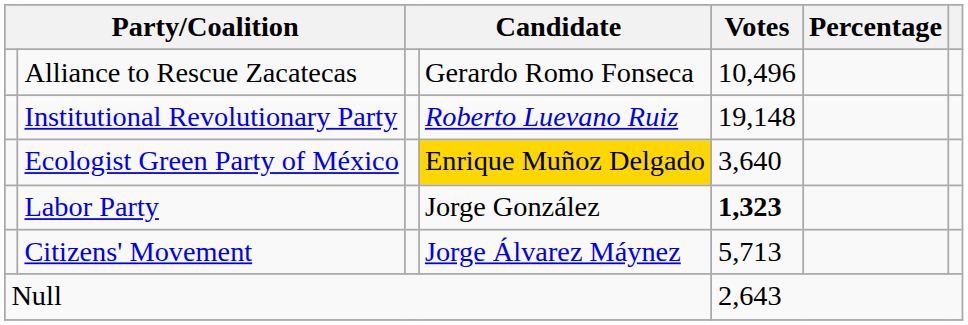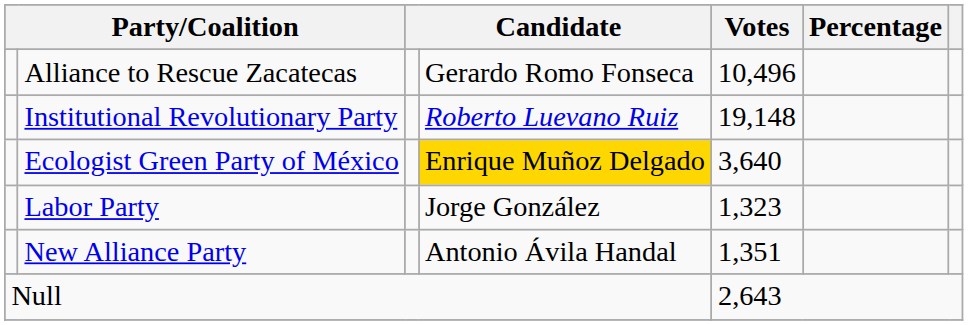(750, 206) bold -> (750, 206) normal
- row: (138, 251)
+ row: (135, 251)
